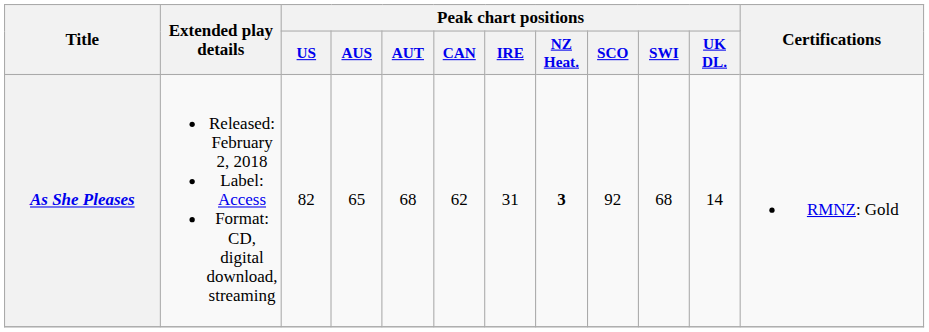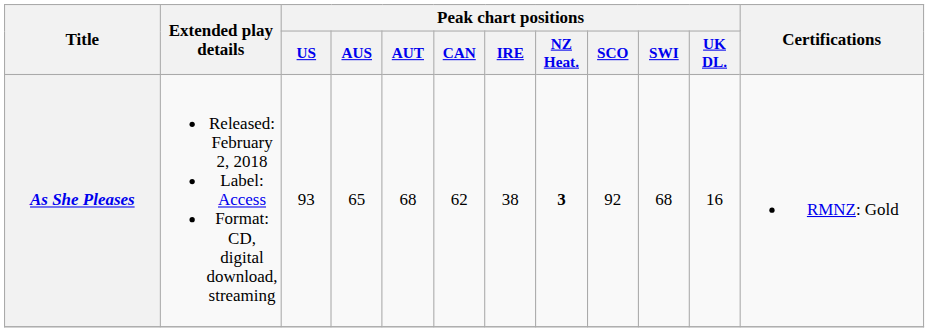(306, 200) 82 -> (306, 200) 93
(510, 200) 31 -> (510, 200) 38
(715, 200) 14 -> (715, 200) 16
